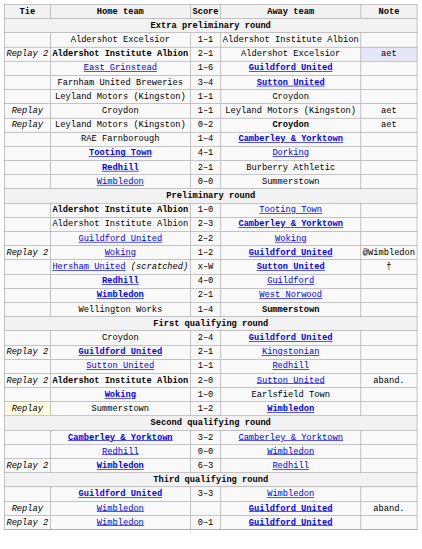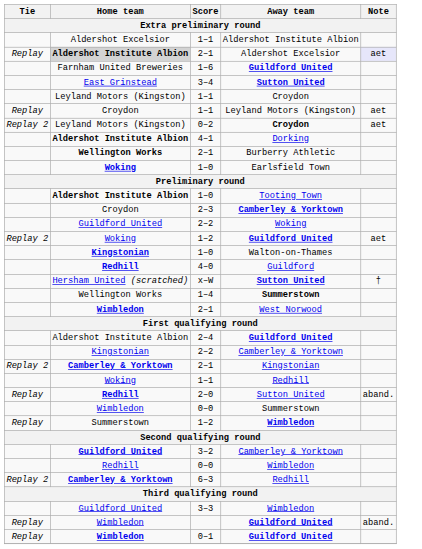(27, 54) Replay 2 -> (27, 54) Replay
(120, 54) no background -> (120, 54) lightgrey background
(120, 68) East Grinstead -> (120, 68) Farnham United Breweries
(120, 82) Farnham United Breweries -> (120, 82) East Grinstead
(27, 125) Replay -> (27, 125) Replay 2
- row: (206, 139)
(120, 153) Tooting Town -> (120, 139) Aldershot Institute Albion
(120, 168) Redhill -> (120, 153) Wellington Works
rows swapped: (206, 395) <-> (206, 182)
(120, 224) Aldershot Institute Albion -> (120, 210) Croydon
(389, 253) @Wimbledon -> (378, 239) aet
+ row: (206, 253)
rows swapped: (206, 281) <-> (206, 267)
rows swapped: (206, 310) <-> (206, 295)
(120, 338) Croydon -> (120, 338) Aldershot Institute Albion
+ row: (206, 352)
(120, 352) Guildford United -> (120, 366) Camberley & Yorktown
(120, 366) Sutton United -> (120, 381) Woking
(27, 381) Replay 2 -> (27, 395) Replay
(120, 381) Aldershot Institute Albion -> (120, 395) Redhill
(27, 409) lightyellow background -> (27, 423) no background
(120, 437) Camberley & Yorktown -> (120, 451) Guildford United
(120, 466) Wimbledon -> (120, 480) Camberley & Yorktown
(120, 494) bold -> (120, 508) normal
(27, 522) Replay 2 -> (27, 537) Replay
(120, 522) normal -> (120, 537) bold
